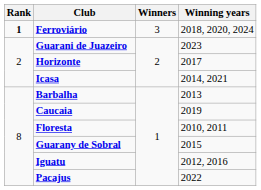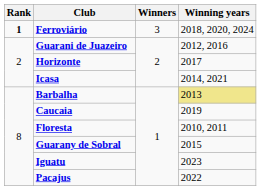(191, 45) 2023 -> (204, 45) 2012, 2016
(191, 95) no background -> (191, 95) khaki background
(204, 161) 2012, 2016 -> (191, 161) 2023
